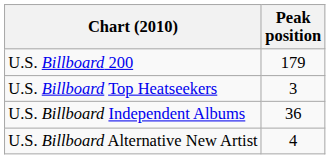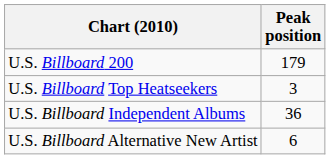(293, 140) 4 -> (293, 140) 6
